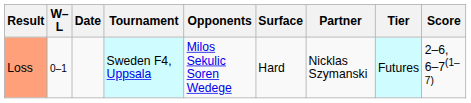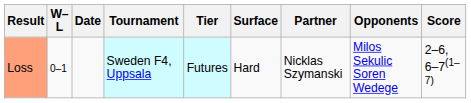columns swapped: (399, 20) <-> (220, 20)
